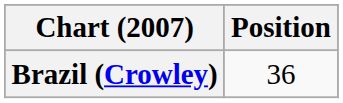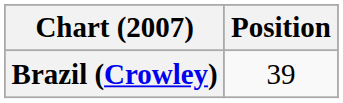(281, 73) 36 -> (281, 73) 39
